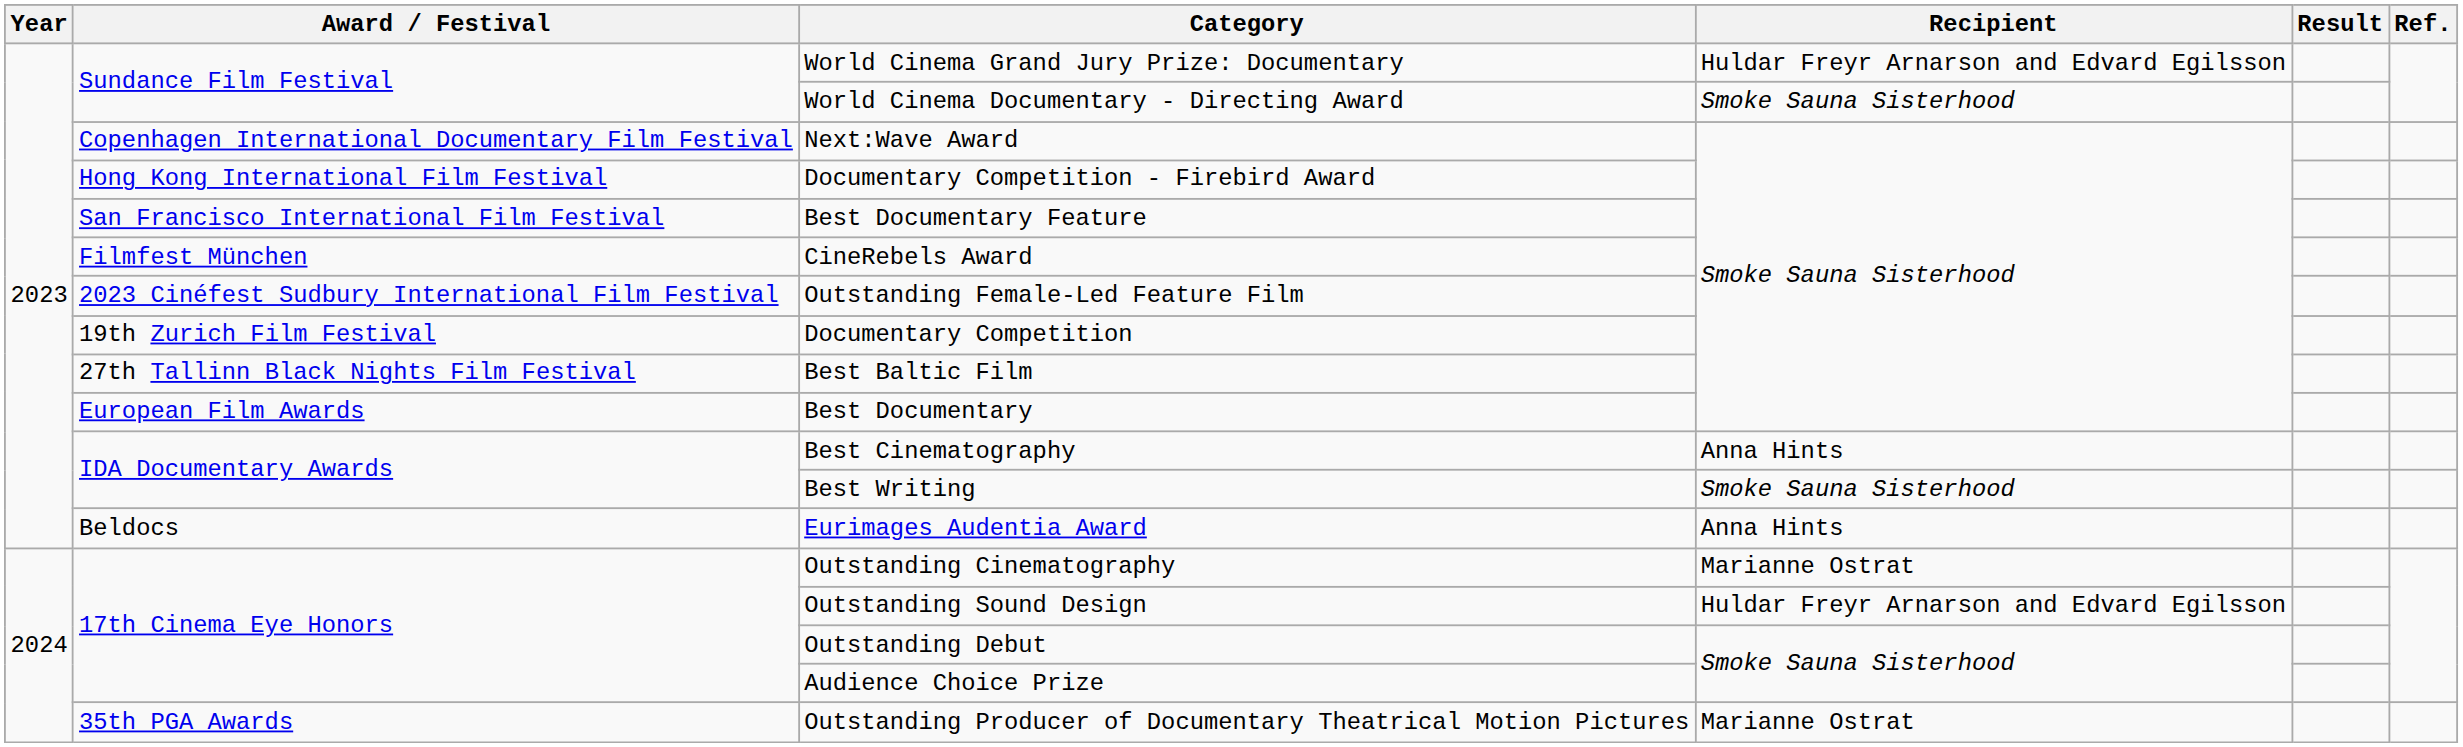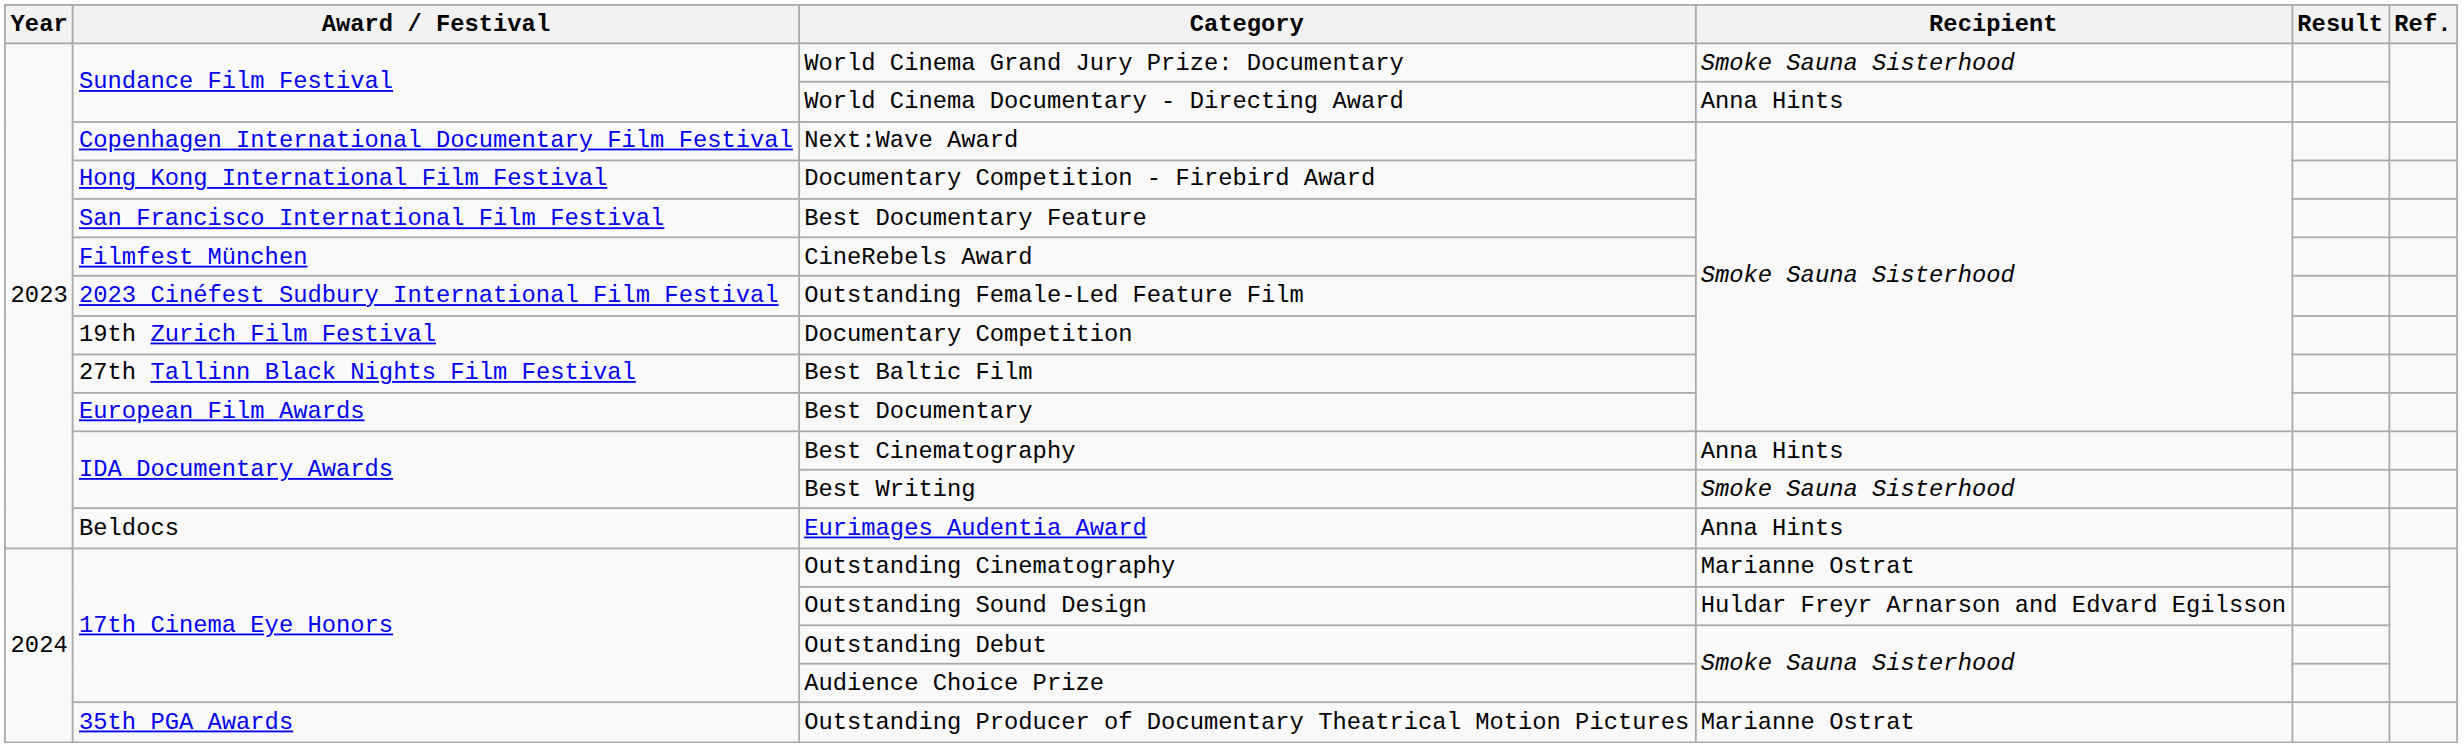(1993, 63) Huldar Freyr Arnarson and Edvard Egilsson -> (1858, 63) Smoke Sauna Sisterhood
(1858, 102) Smoke Sauna Sisterhood -> (1772, 102) Anna Hints
